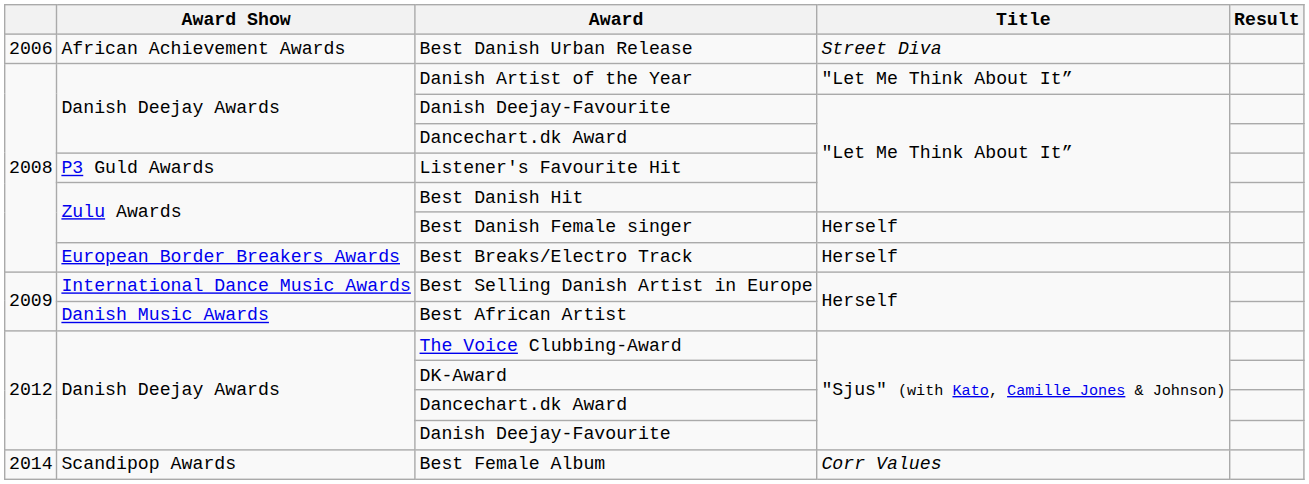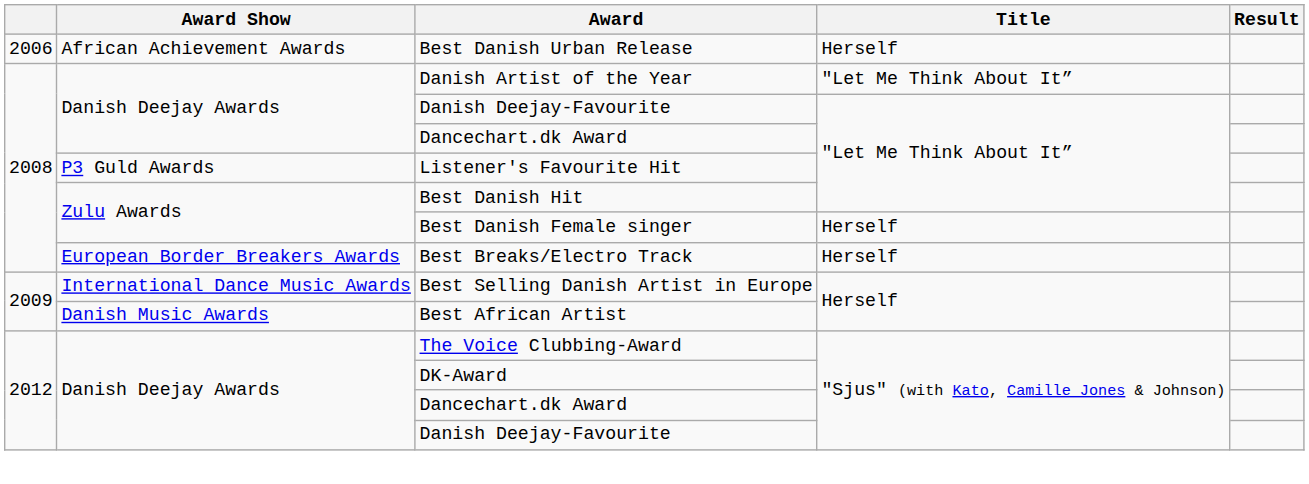(882, 49) Street Diva -> (860, 49) Herself
- row: (31, 464)
